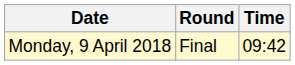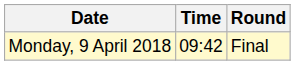columns swapped: (264, 18) <-> (207, 18)
